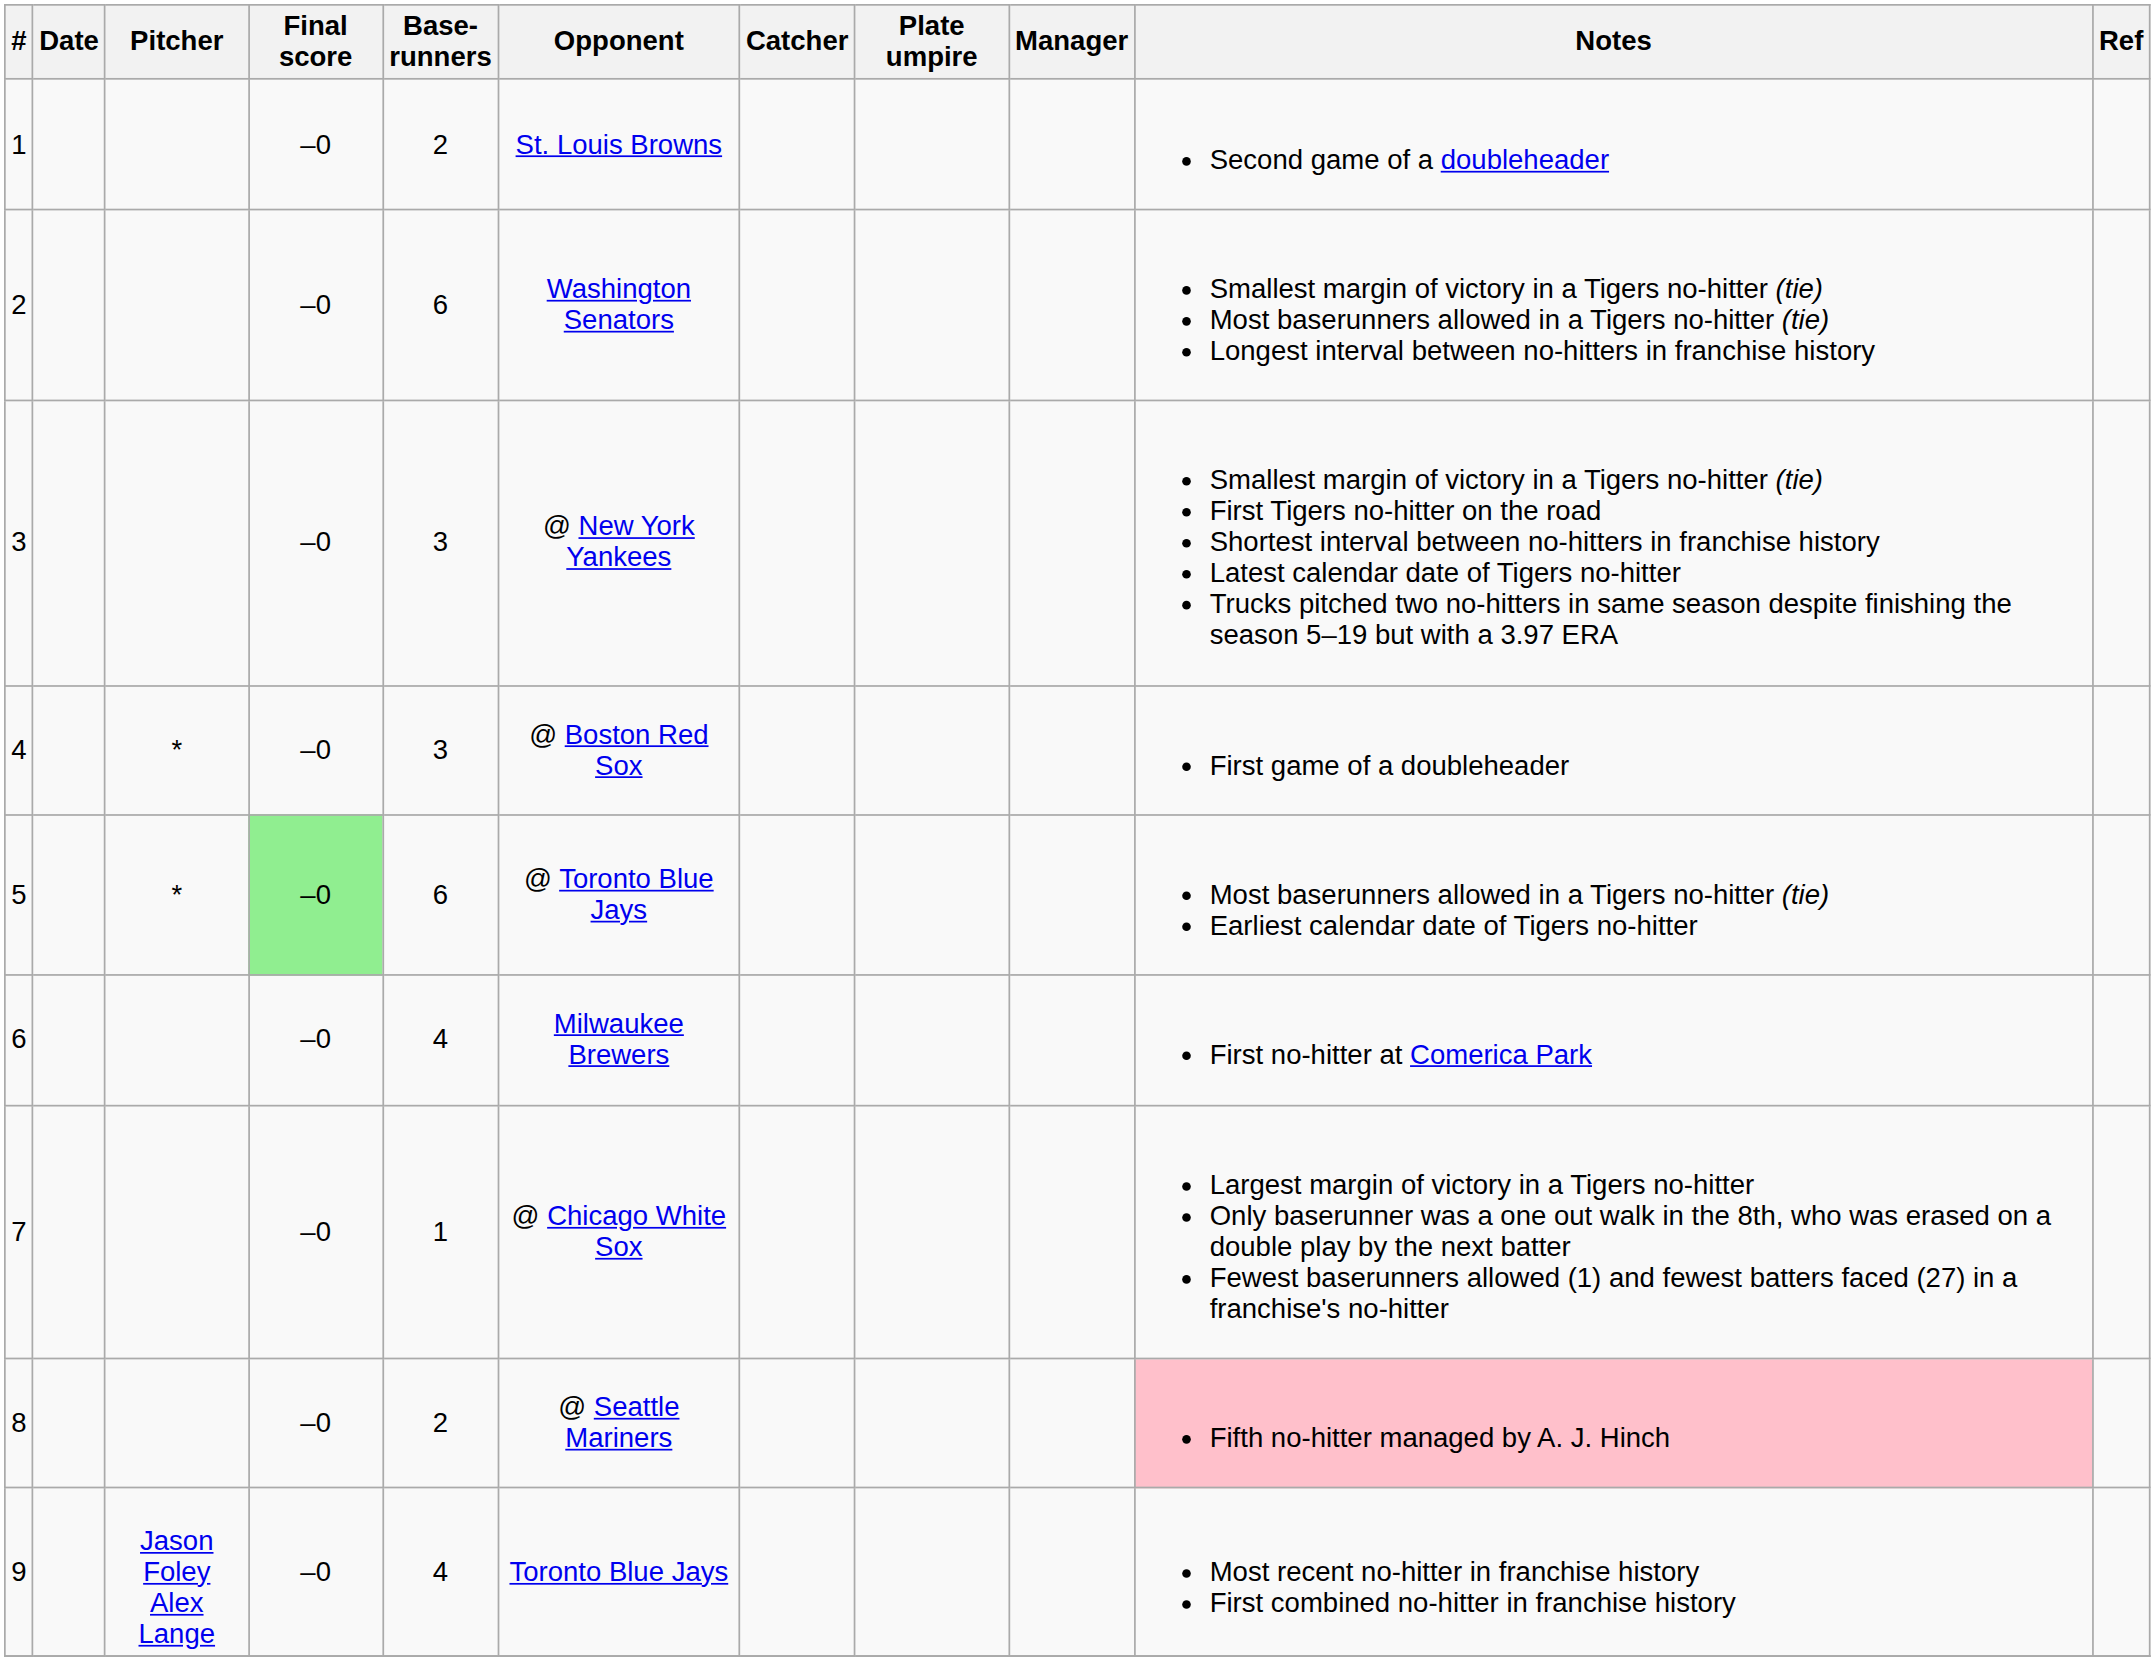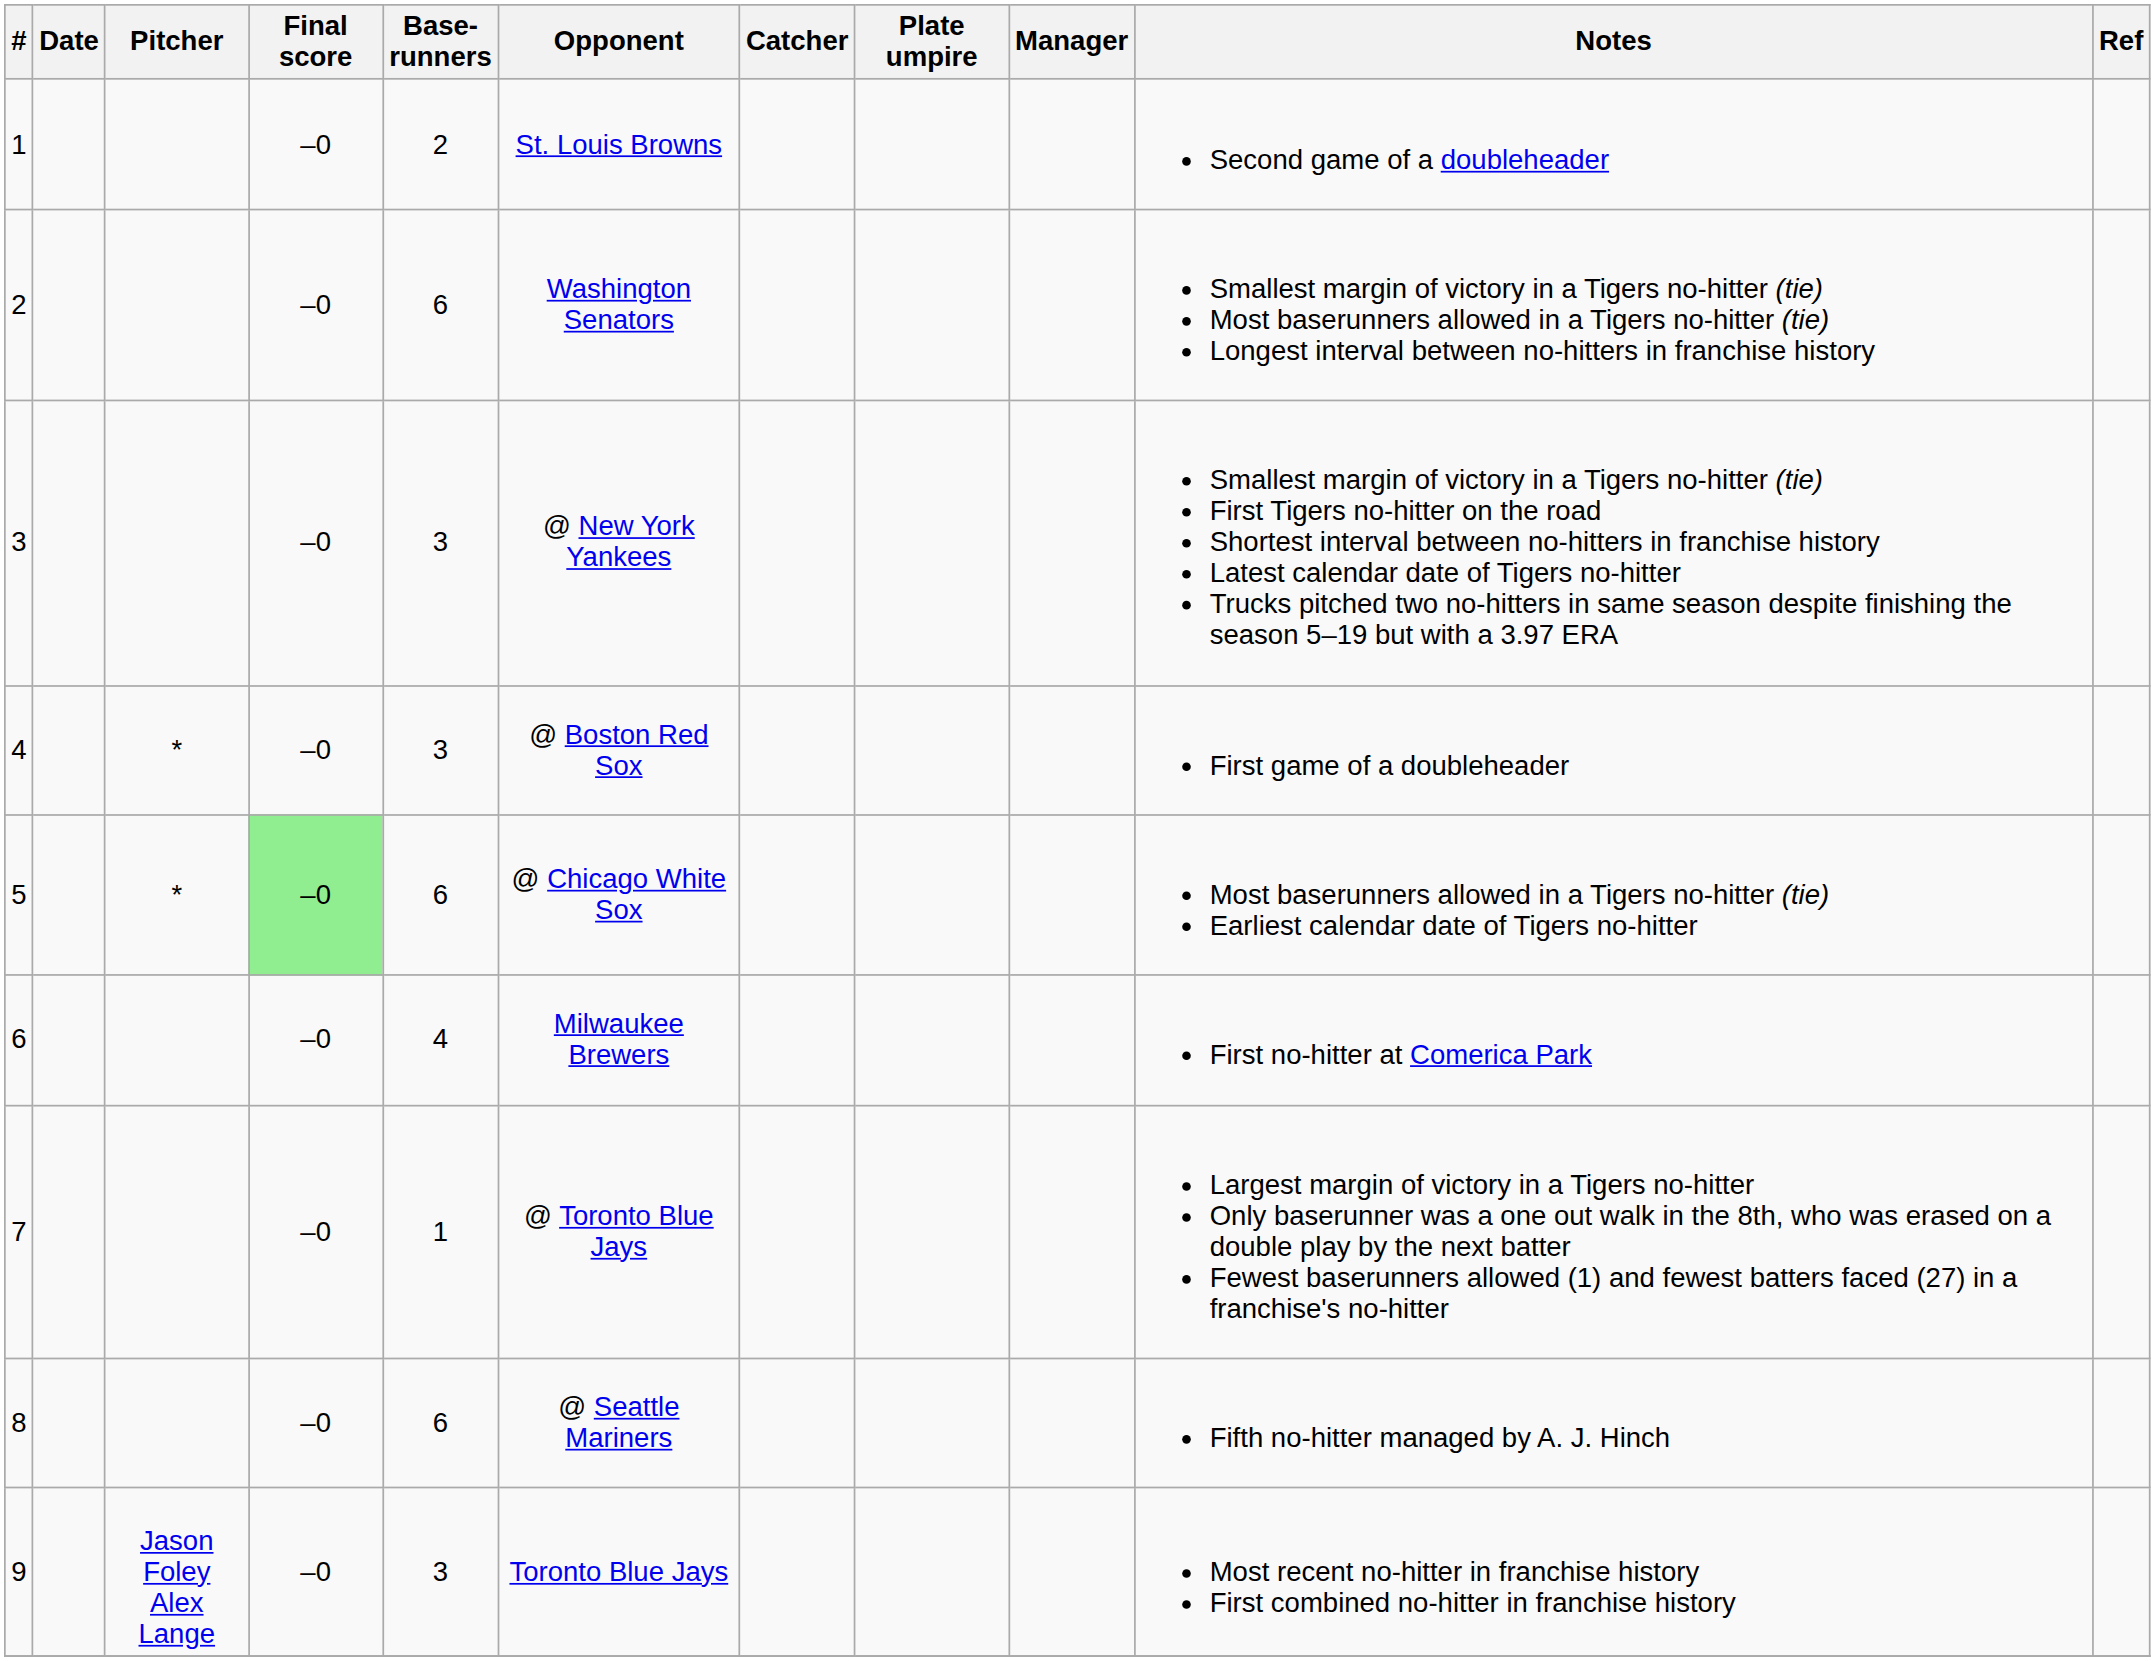(619, 894) @ Toronto Blue Jays -> (619, 894) @ Chicago White Sox
(619, 1231) @ Chicago White Sox -> (619, 1231) @ Toronto Blue Jays
(441, 1422) 2 -> (441, 1422) 6
(1614, 1439) pink background -> (1614, 1439) no background
(441, 1571) 4 -> (441, 1571) 3
